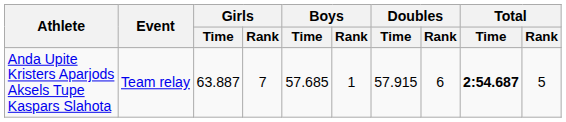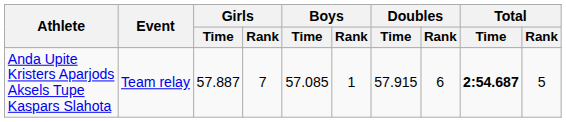(218, 83) 63.887 -> (218, 83) 57.887
(307, 83) 57.685 -> (307, 83) 57.085
